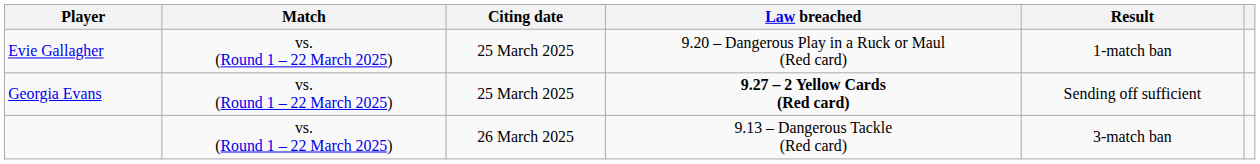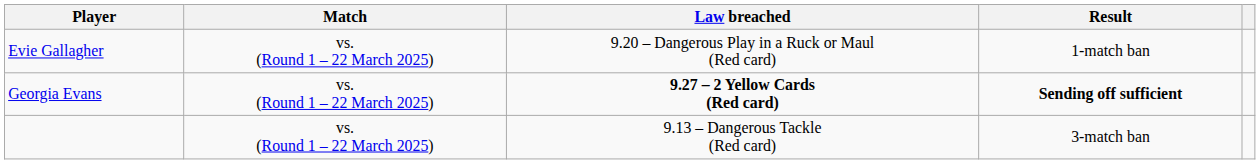- column: (526, 17)
(1132, 94) normal -> (1110, 94) bold
